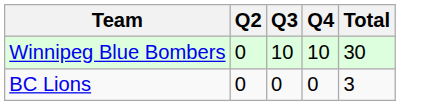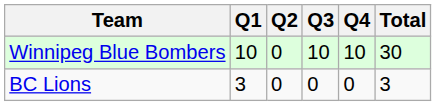+ column: (248, 20)
